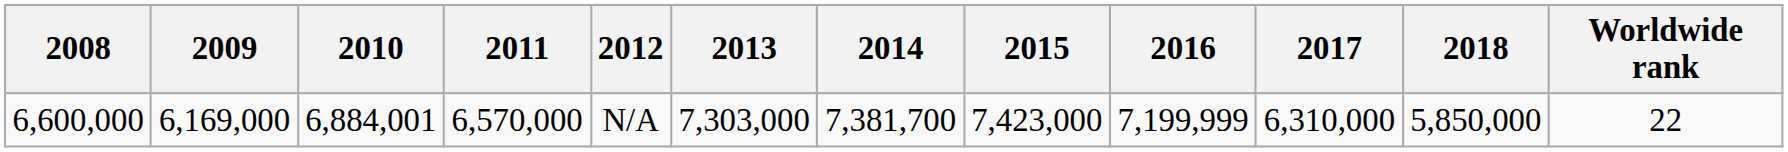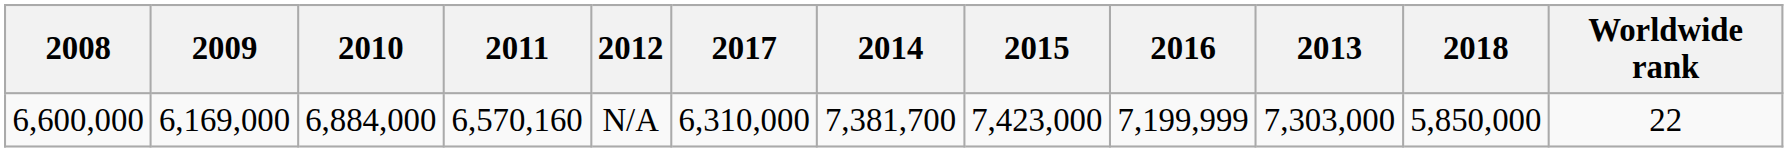columns swapped: (744, 48) <-> (1329, 48)
(371, 119) 6,884,001 -> (371, 119) 6,884,000
(517, 119) 6,570,000 -> (517, 119) 6,570,160
